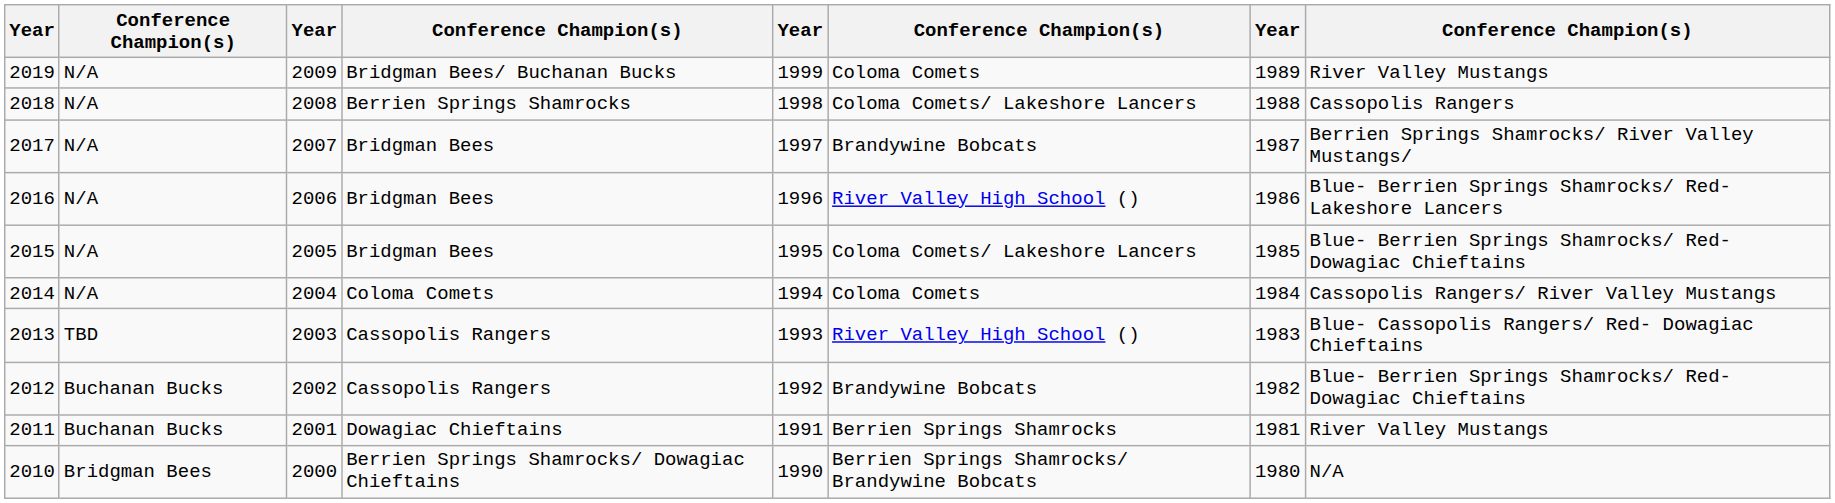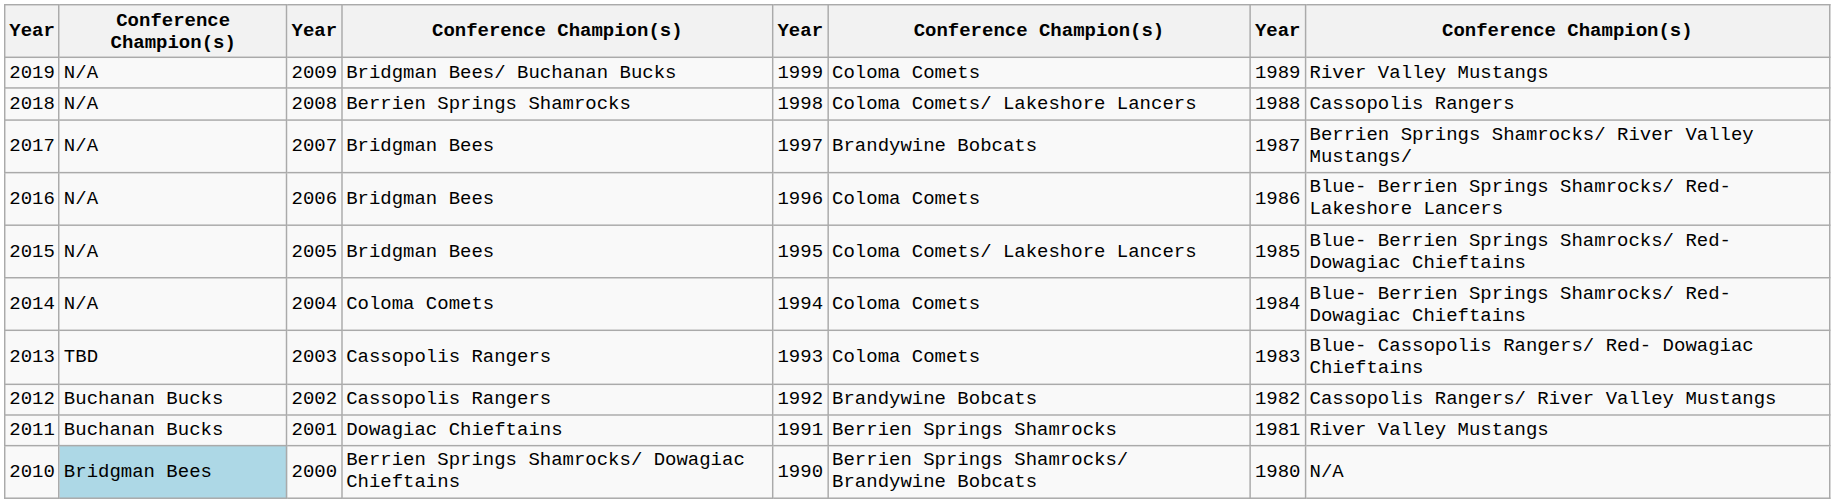(986, 199) River Valley High School () -> (906, 199) Coloma Comets
(1543, 293) Cassopolis Rangers/ River Valley Mustangs -> (1520, 304) Blue- Berrien Springs Shamrocks/ Red- Dowagiac Chieftains
(986, 335) River Valley High School () -> (906, 357) Coloma Comets
(1520, 388) Blue- Berrien Springs Shamrocks/ Red- Dowagiac Chieftains -> (1543, 399) Cassopolis Rangers/ River Valley Mustangs
(138, 472) no background -> (138, 472) lightblue background
